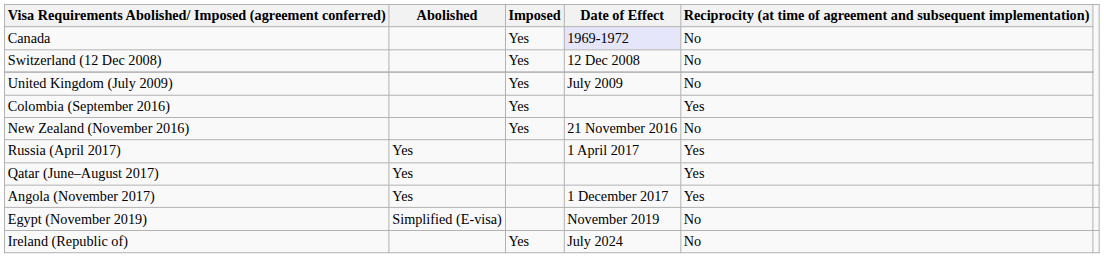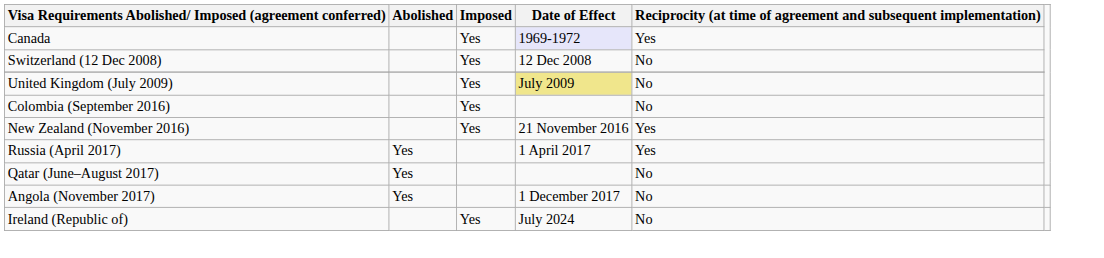(692, 38) No -> (645, 38) Yes
(595, 83) no background -> (546, 83) khaki background
(694, 106) Yes -> (644, 106) No
(692, 128) No -> (645, 128) Yes
(694, 173) Yes -> (644, 173) No
(694, 196) Yes -> (644, 196) No
- row: (77, 219)
